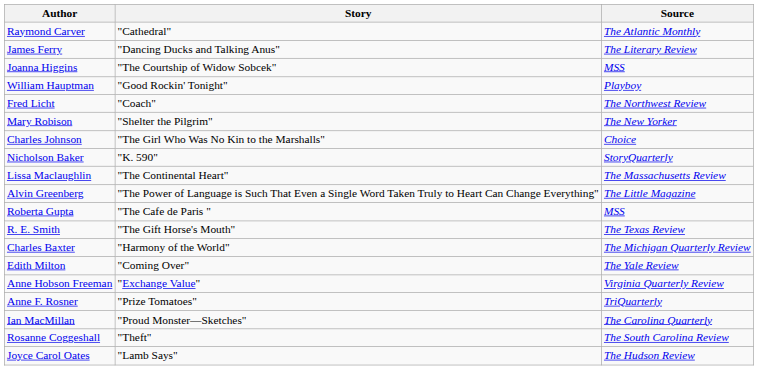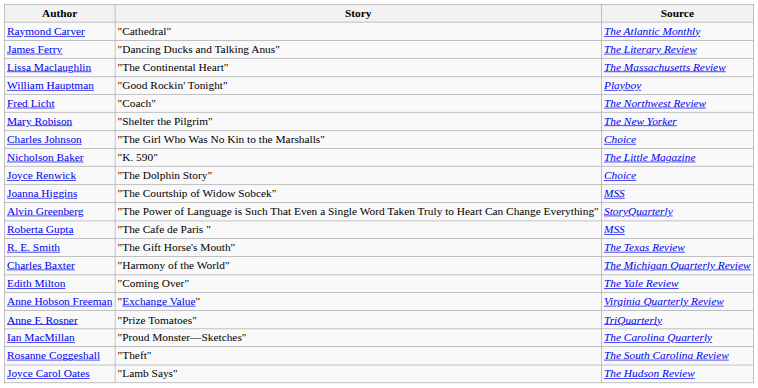rows swapped: (42, 67) <-> (49, 175)
(638, 157) StoryQuarterly -> (650, 157) The Little Magazine
+ row: (42, 175)
(650, 193) The Little Magazine -> (638, 211) StoryQuarterly
